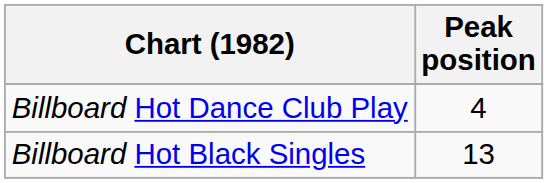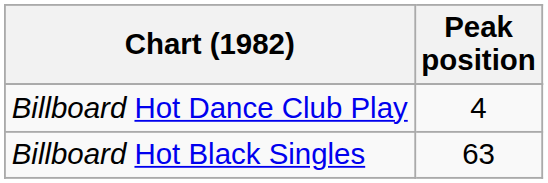(479, 154) 13 -> (479, 154) 63
